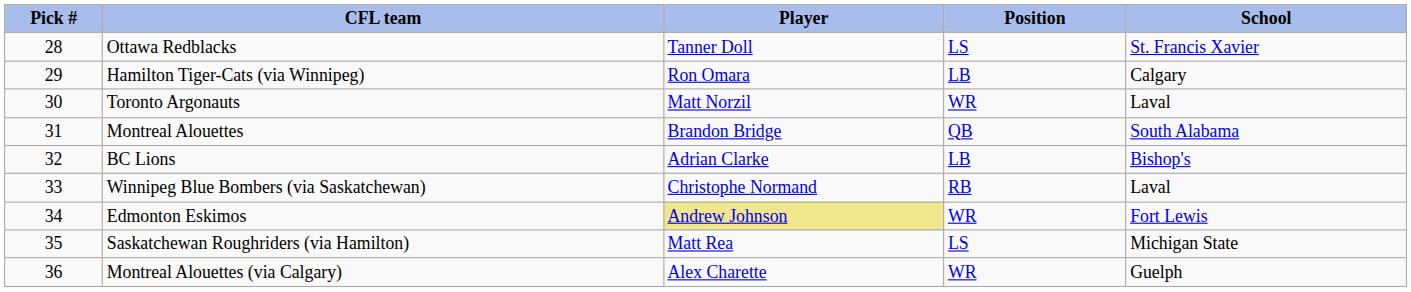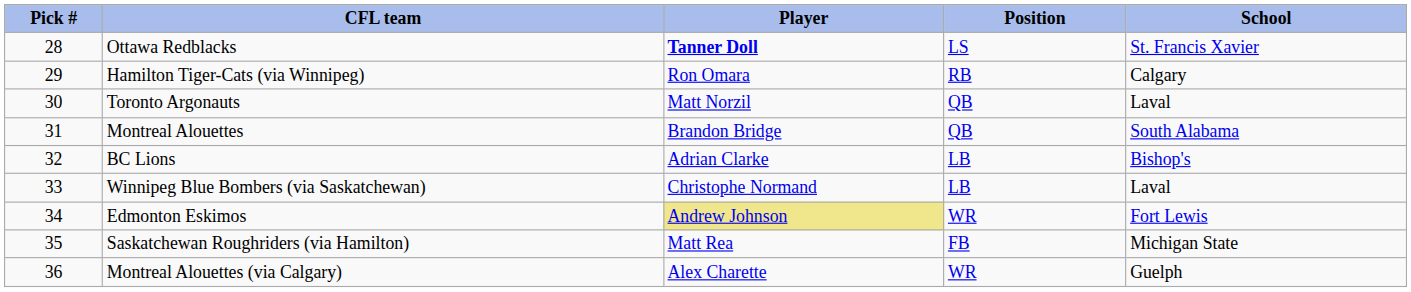(710, 46) normal -> (713, 46) bold
(959, 74) LB -> (960, 74) RB
(962, 103) WR -> (960, 103) QB
(960, 187) RB -> (959, 187) LB
(958, 243) LS -> (959, 243) FB
